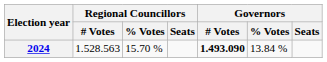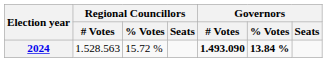(144, 48) 15.70 % -> (144, 48) 15.72 %
(269, 48) normal -> (269, 48) bold
